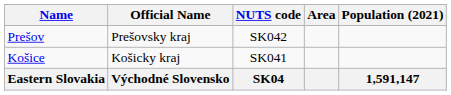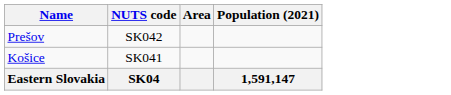- column: (170, 15)
